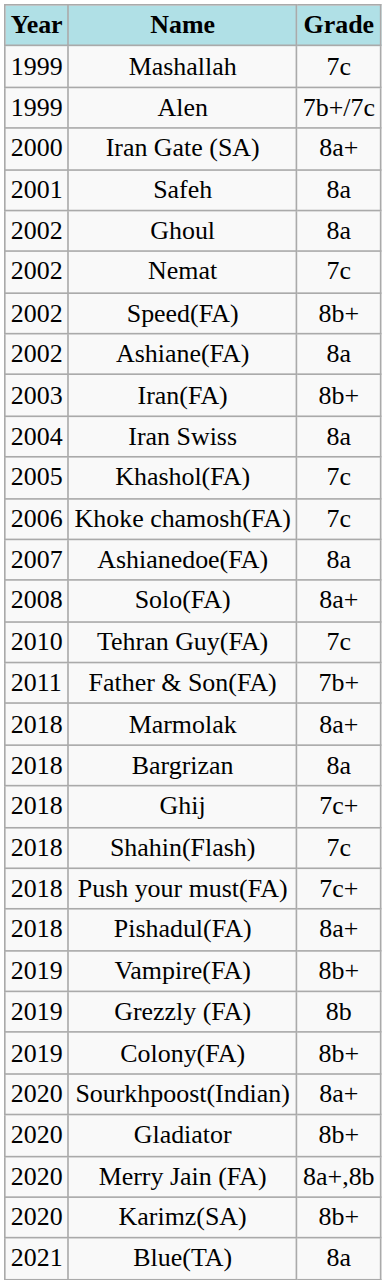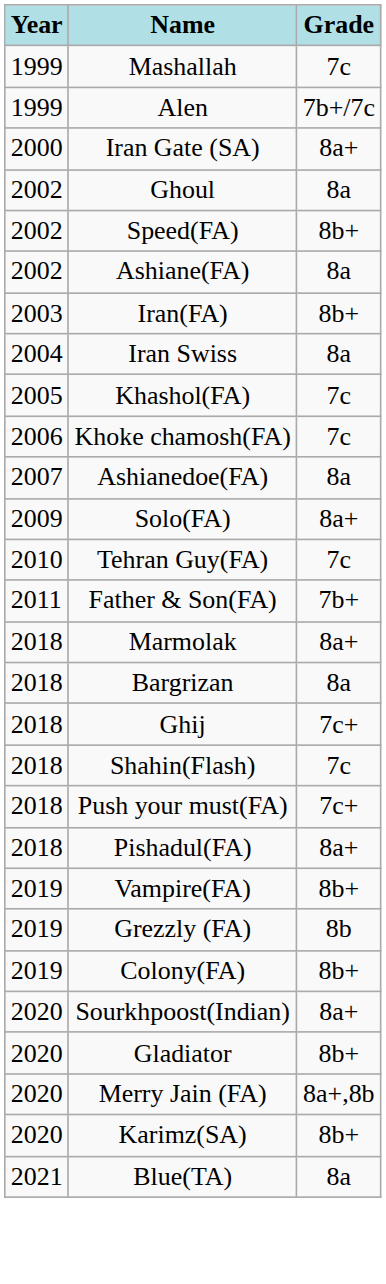- row: (183, 189)
- row: (183, 271)
(37, 600) 2008 -> (37, 518) 2009
